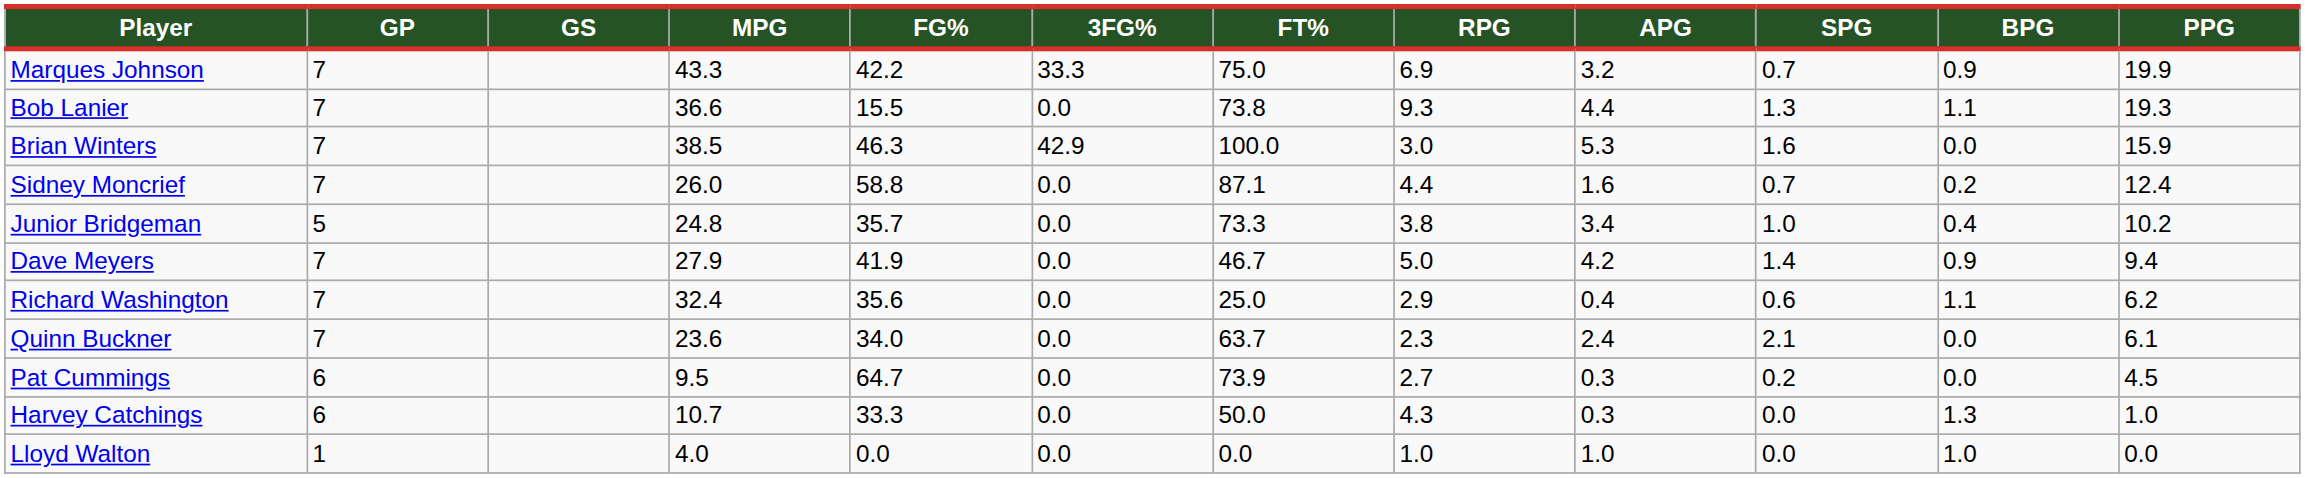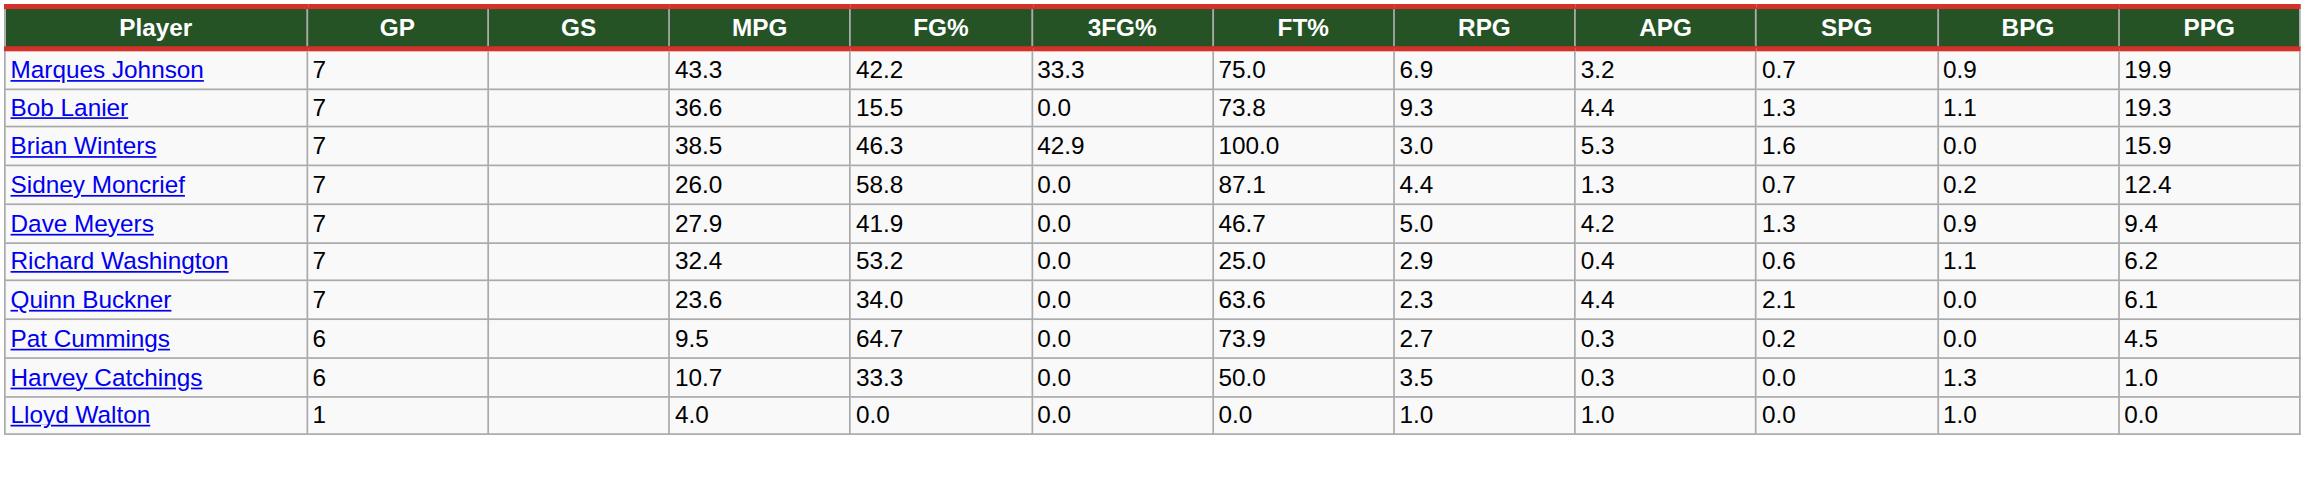(1598, 185) 1.6 -> (1598, 185) 1.3
- row: (106, 223)
(1779, 262) 1.4 -> (1779, 223) 1.3
(880, 300) 35.6 -> (880, 262) 53.2
(1242, 339) 63.7 -> (1242, 300) 63.6
(1598, 339) 2.4 -> (1598, 300) 4.4
(1416, 416) 4.3 -> (1416, 377) 3.5
